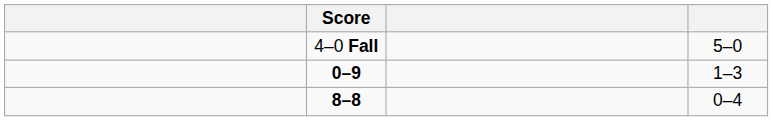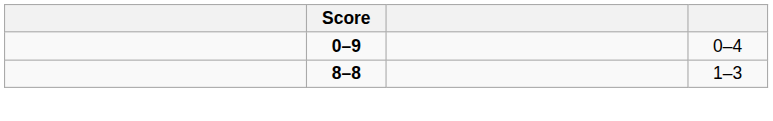- row: (346, 45)
(728, 73) 1–3 -> (728, 45) 0–4
(728, 101) 0–4 -> (728, 73) 1–3
